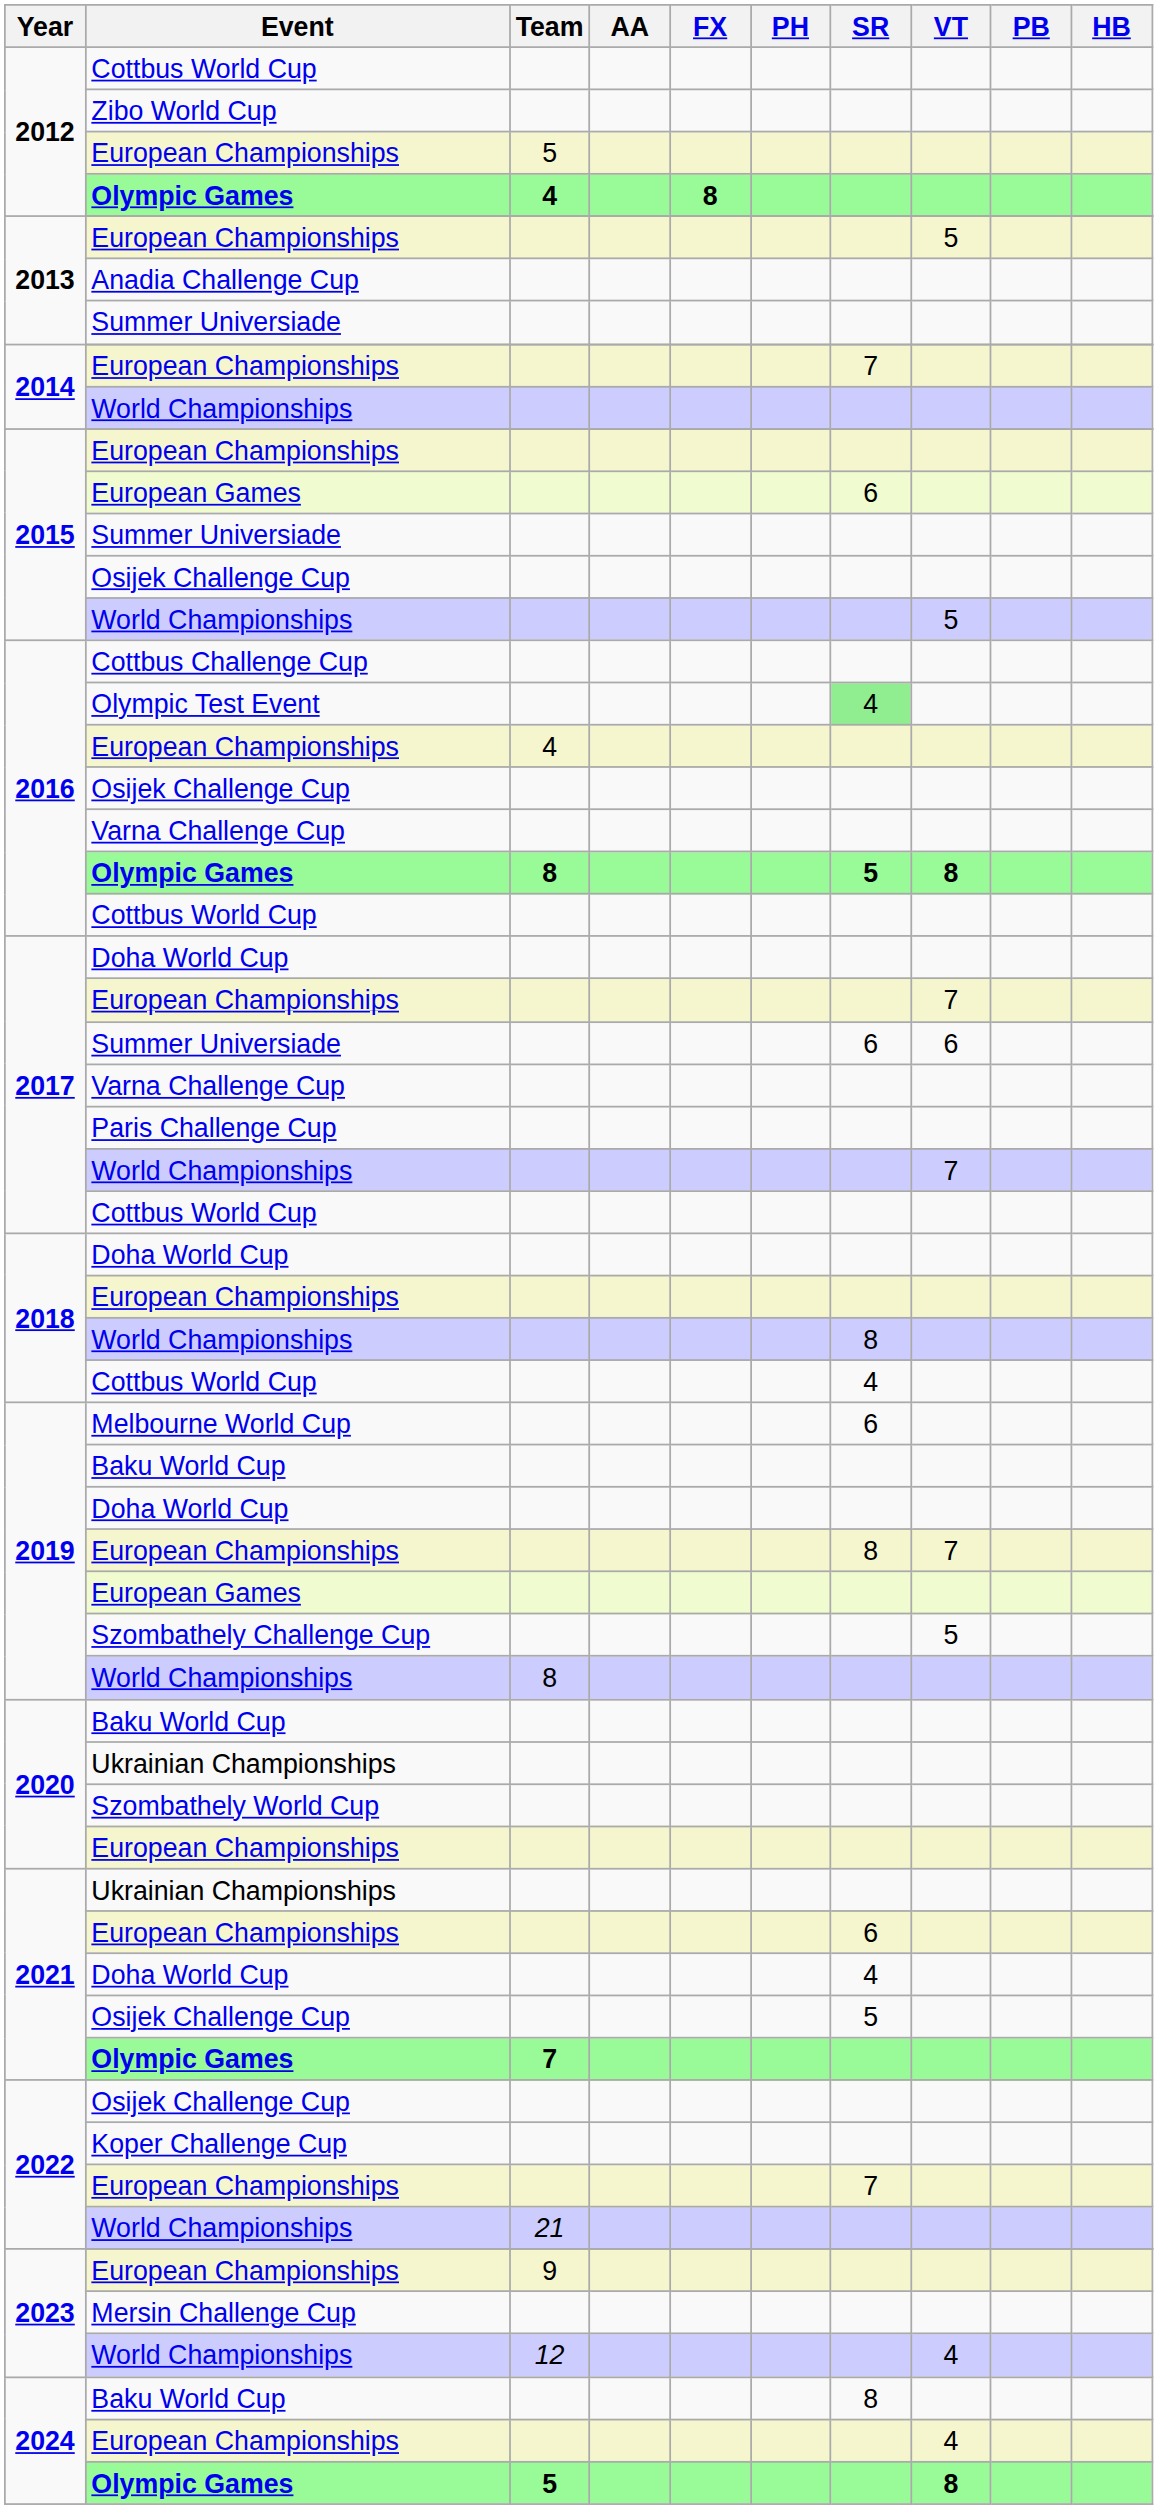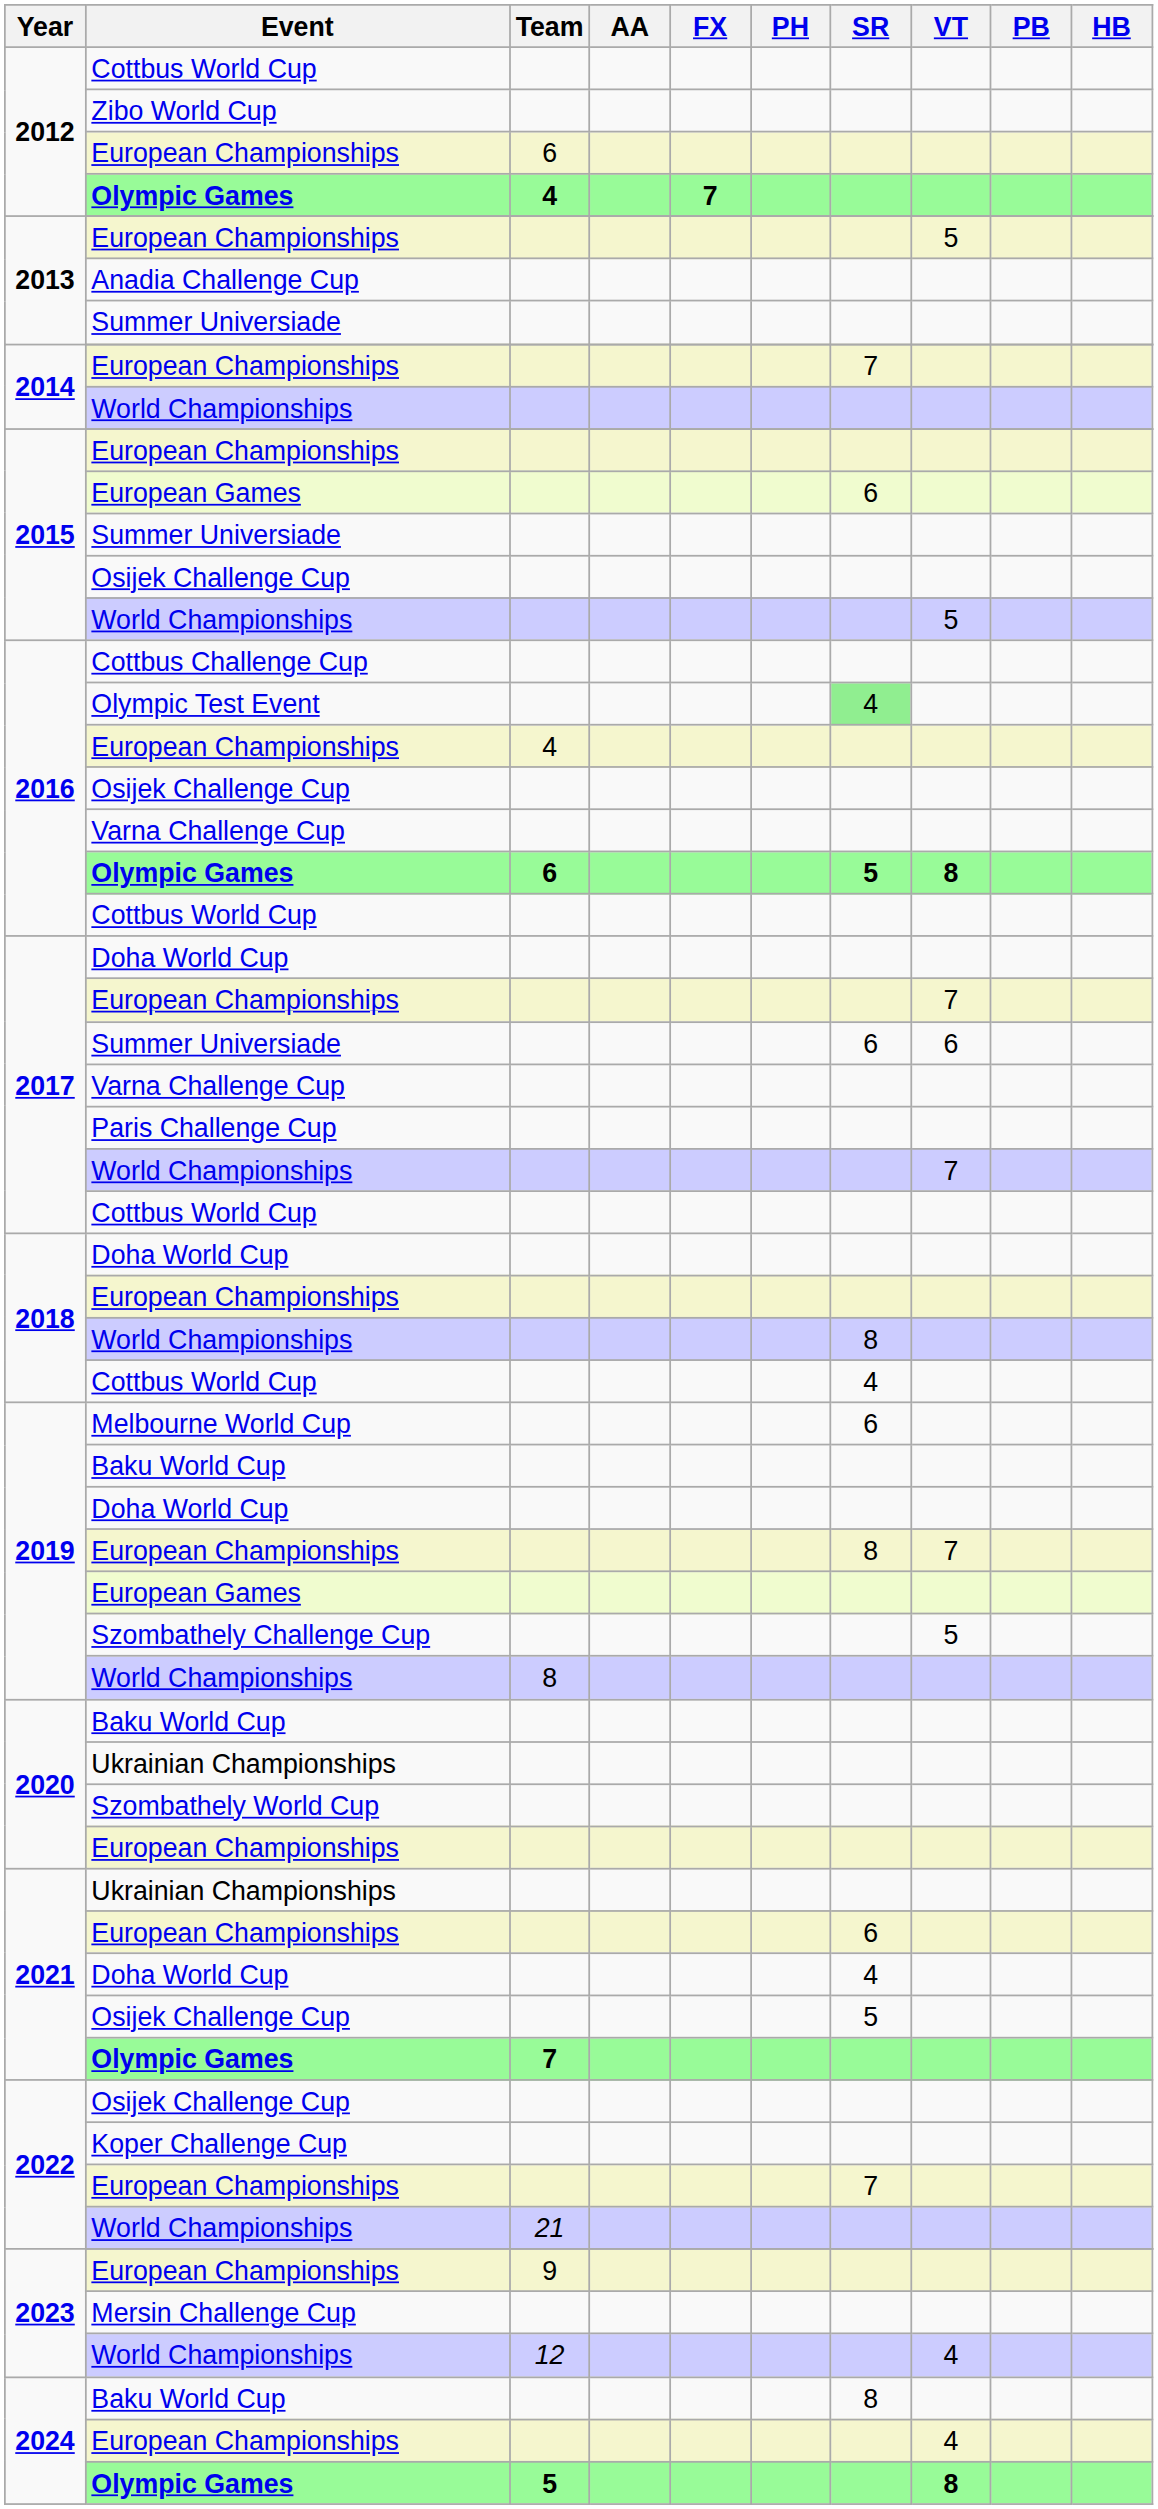(550, 153) 5 -> (550, 153) 6
(710, 196) 8 -> (710, 196) 7
(550, 873) 8 -> (550, 873) 6
